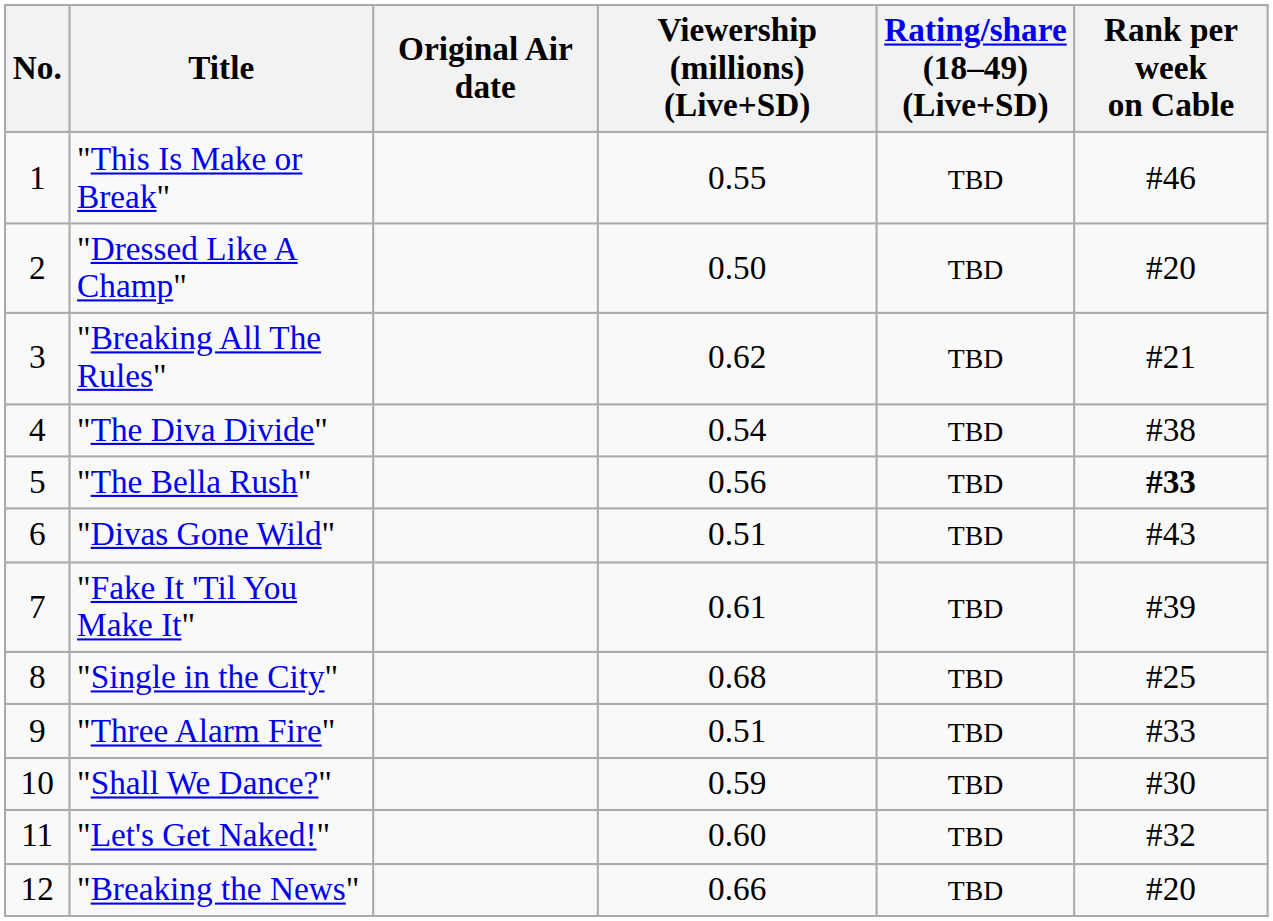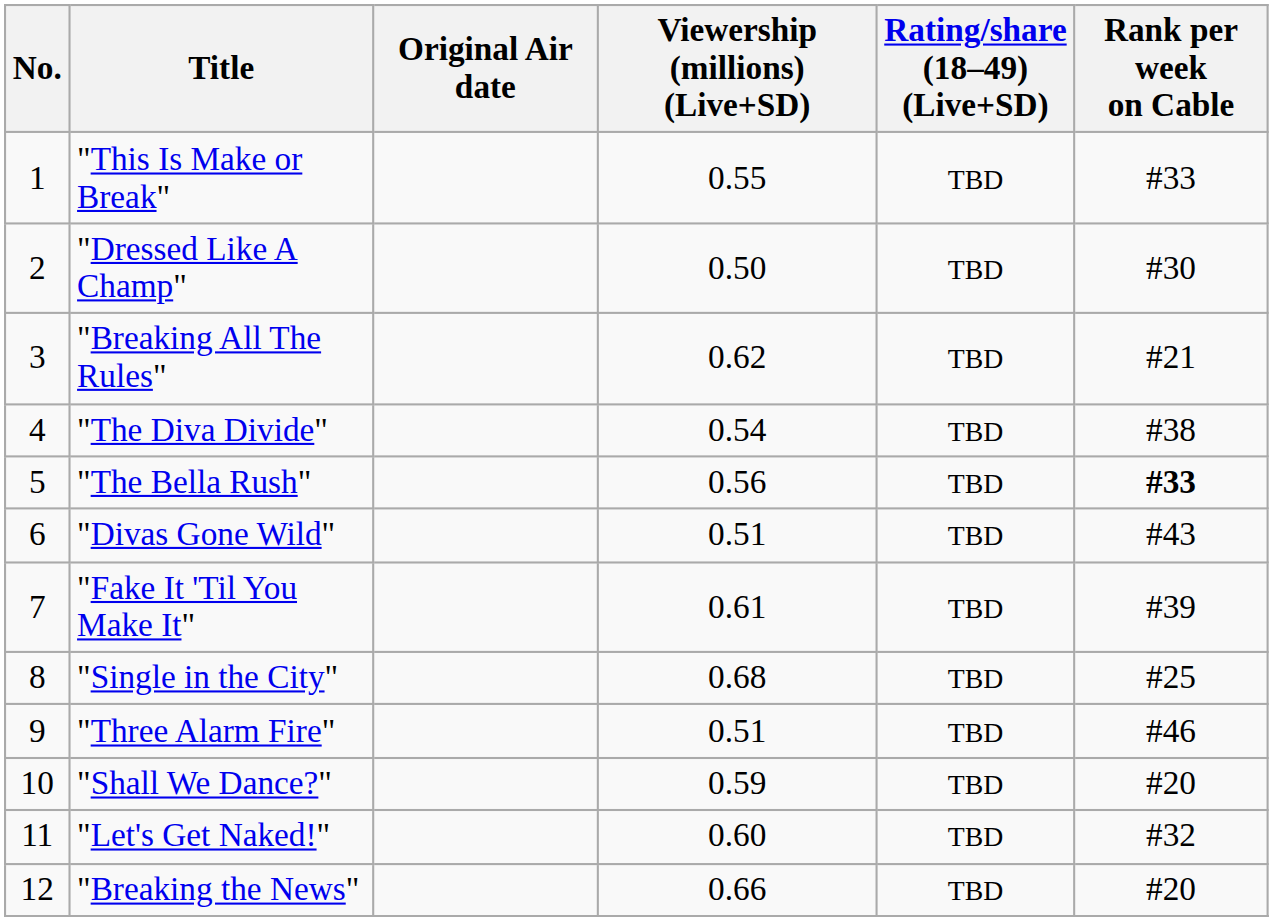(1171, 177) #46 -> (1171, 177) #33
(1171, 267) #20 -> (1171, 267) #30
(1171, 730) #33 -> (1171, 730) #46
(1171, 783) #30 -> (1171, 783) #20
